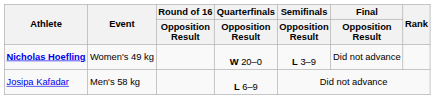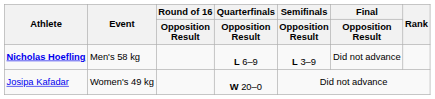(122, 57) Women's 49 kg -> (115, 57) Men's 58 kg
(246, 62) W 20–0 -> (246, 62) L 6–9
(115, 82) Men's 58 kg -> (122, 82) Women's 49 kg
(246, 88) L 6–9 -> (246, 88) W 20–0
